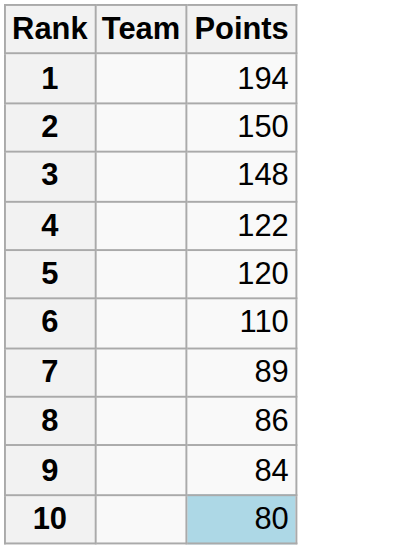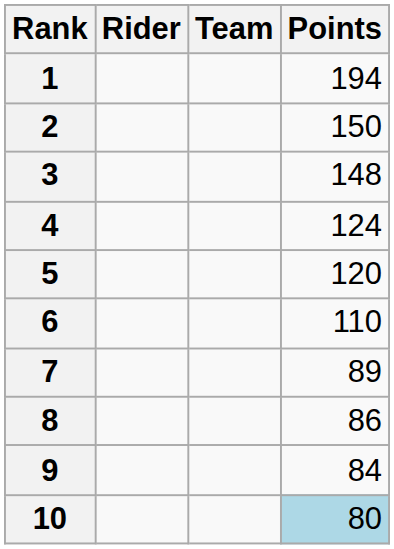+ column: (141, 28)
(263, 224) 122 -> (356, 224) 124
